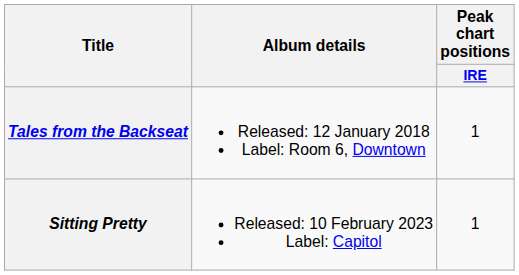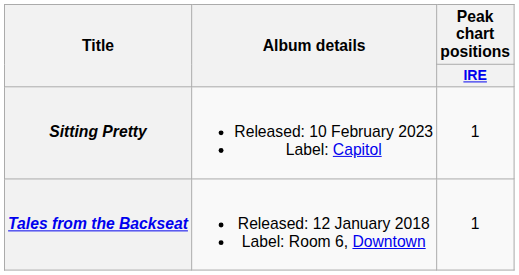rows swapped: (98, 132) <-> (98, 224)
